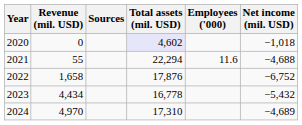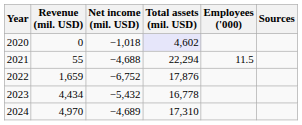columns swapped: (269, 19) <-> (106, 19)
(228, 59) 11.6 -> (244, 59) 11.5
(71, 77) 1,658 -> (71, 77) 1,659
